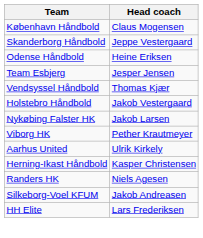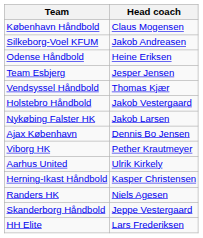rows swapped: (52, 194) <-> (56, 42)
+ row: (42, 133)
